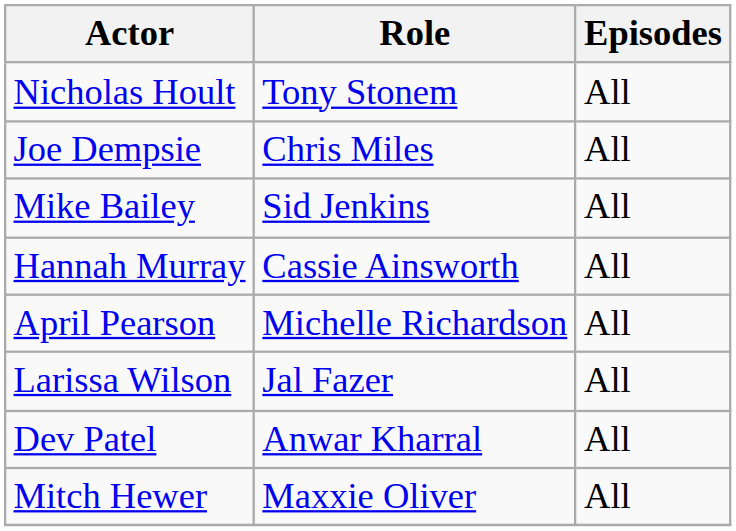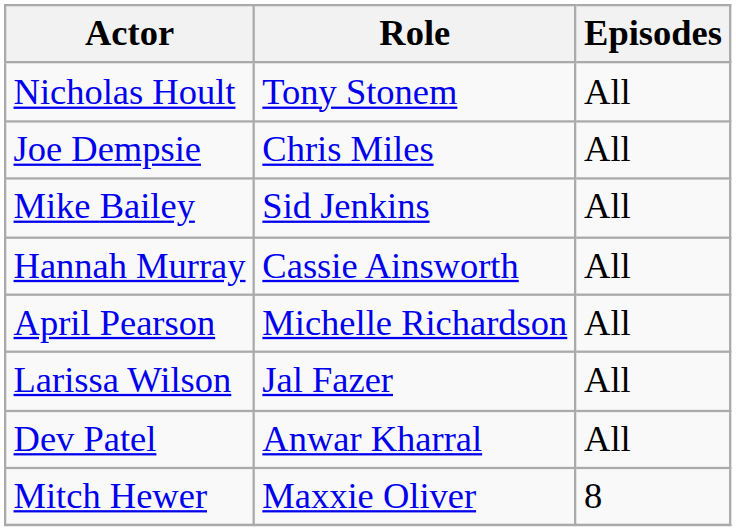(607, 496) All -> (593, 496) 8
